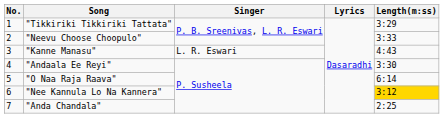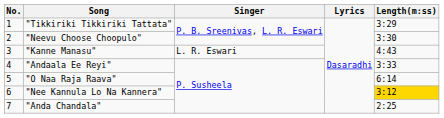(386, 39) 3:33 -> (386, 39) 3:30
(386, 66) 3:30 -> (386, 66) 3:33
